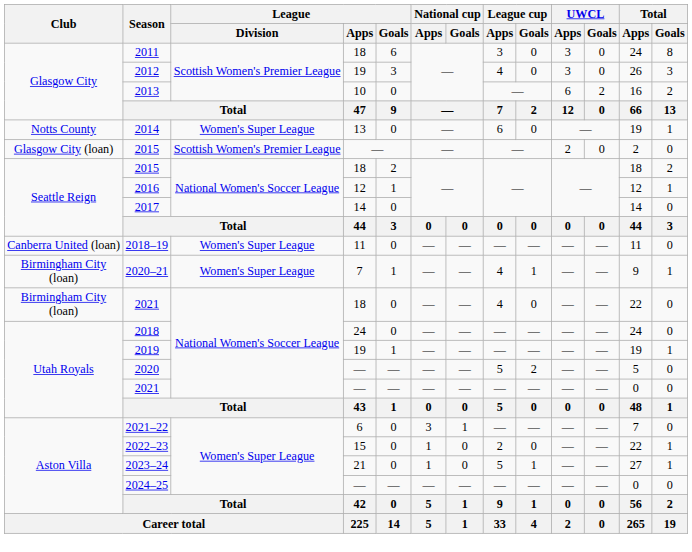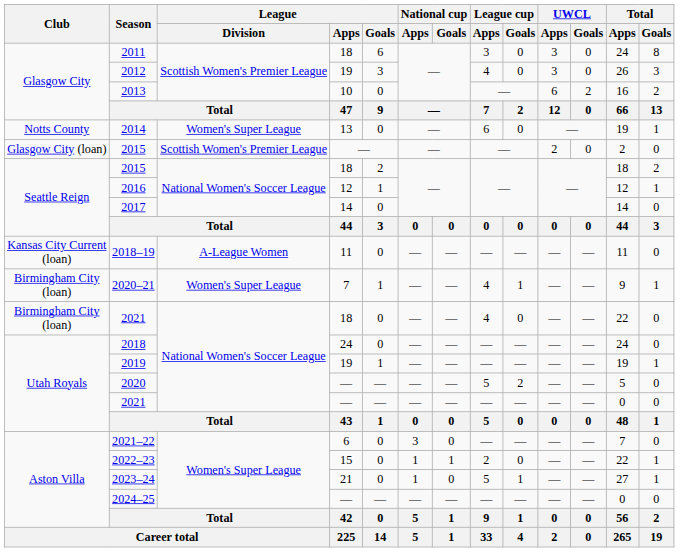(64, 245) Canberra United (loan) -> (57, 252) Kansas City Current (loan)
(257, 245) Women's Super League -> (244, 252) A-League Women
(465, 427) 1 -> (451, 440) 0
(465, 446) 0 -> (451, 460) 1
